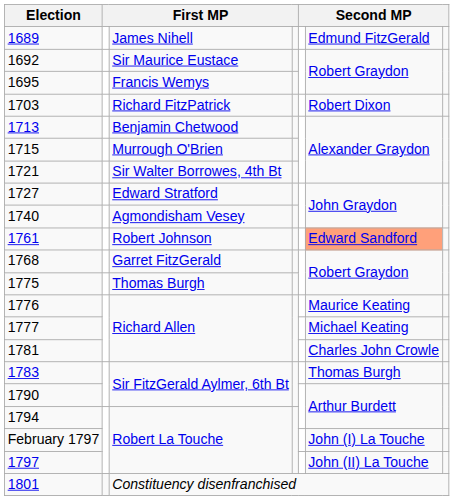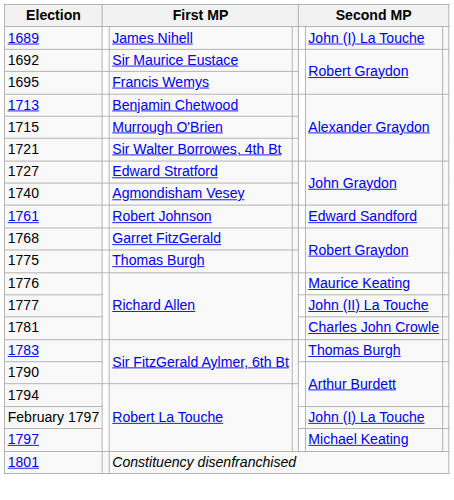(369, 37) Edmund FitzGerald -> (366, 37) John (I) La Touche
- row: (23, 104)
(363, 238) lightsalmon background -> (363, 216) no background
(358, 328) Michael Keating -> (368, 305) John (II) La Touche
(368, 462) John (II) La Touche -> (358, 439) Michael Keating
